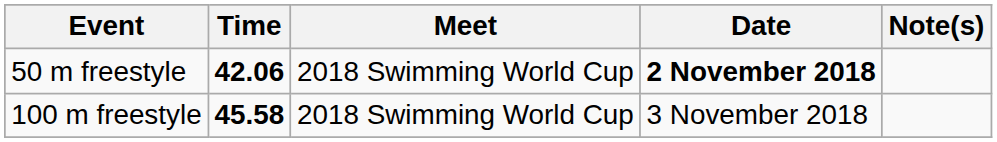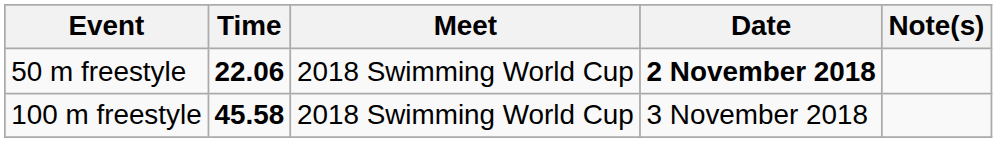(249, 70) 42.06 -> (249, 70) 22.06
